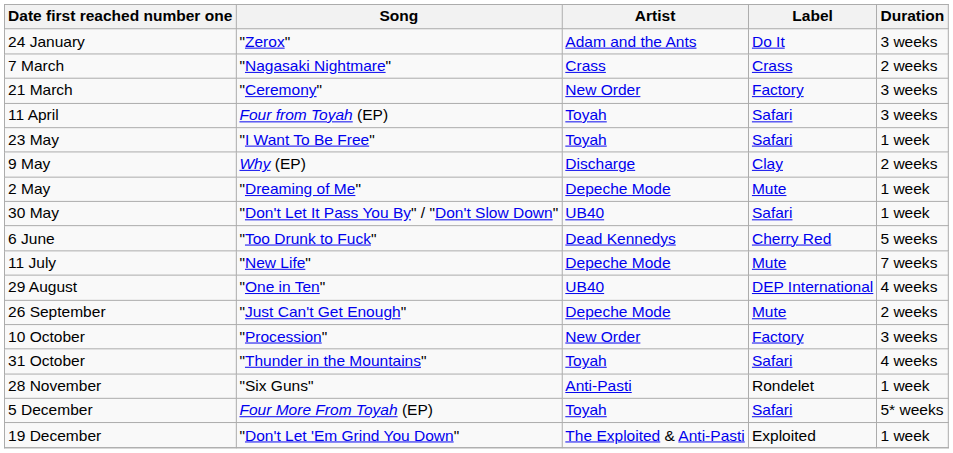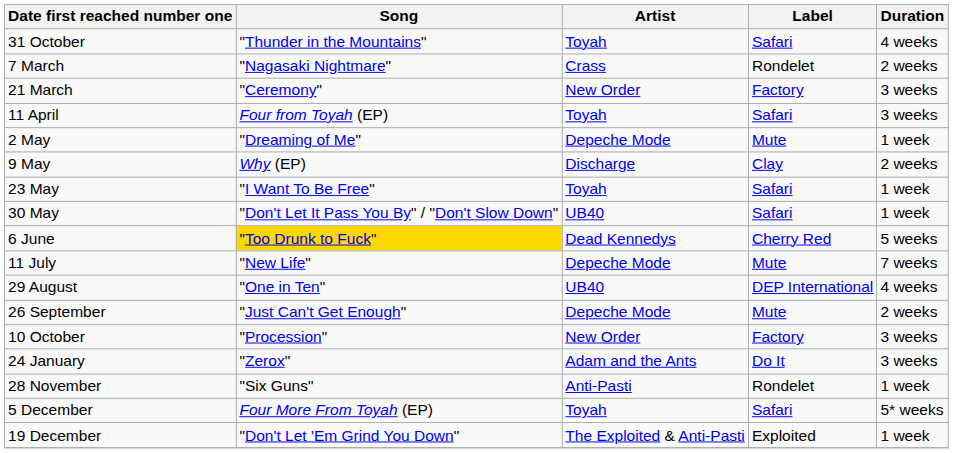rows swapped: (46, 41) <-> (46, 361)
(772, 66) Crass -> (783, 66) Rondelet
rows swapped: (29, 189) <-> (34, 139)
(308, 238) no background -> (308, 238) gold background
